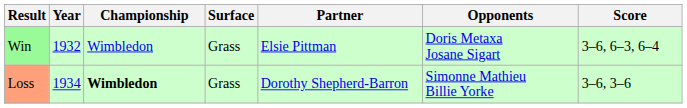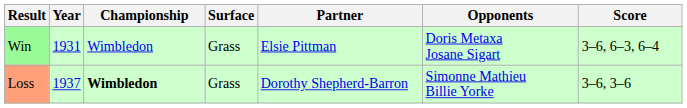(67, 45) 1932 -> (67, 45) 1931
(67, 84) 1934 -> (67, 84) 1937
